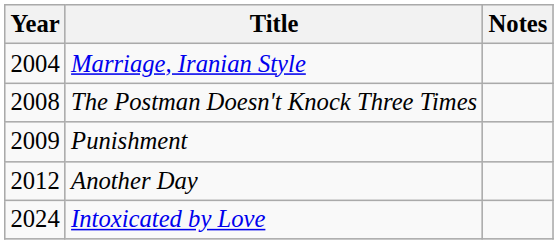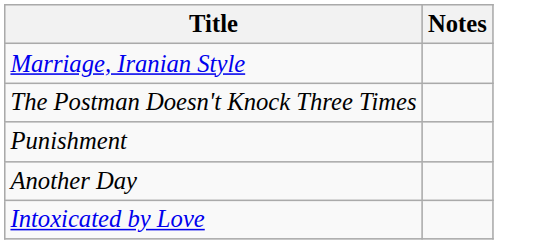- column: (35, 24)
